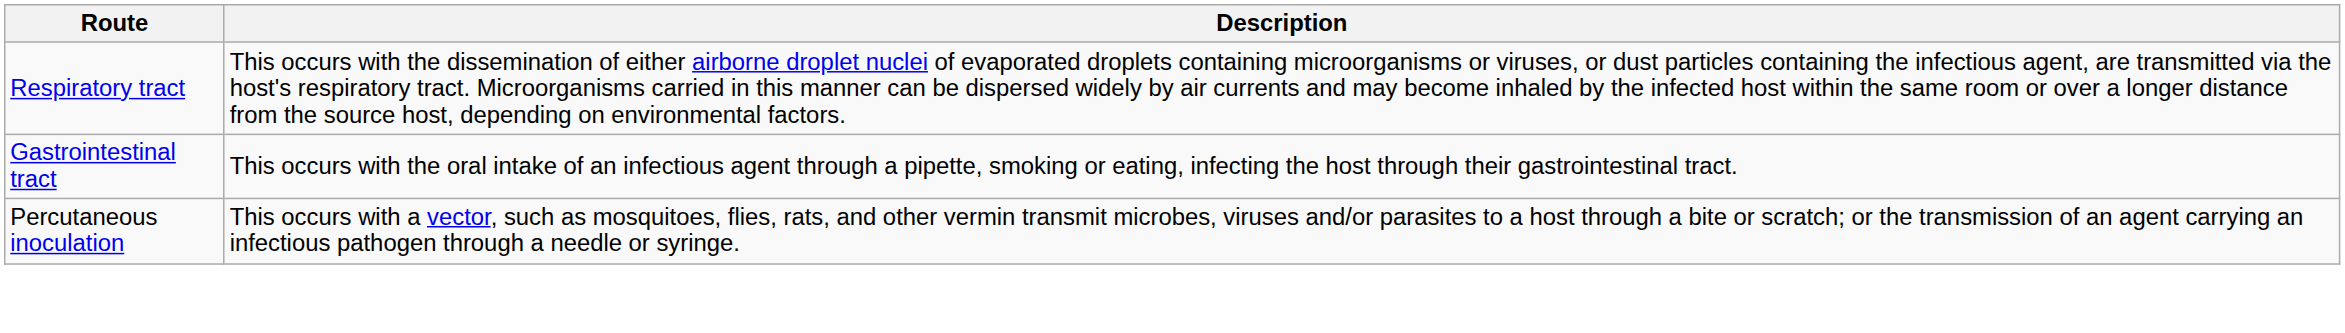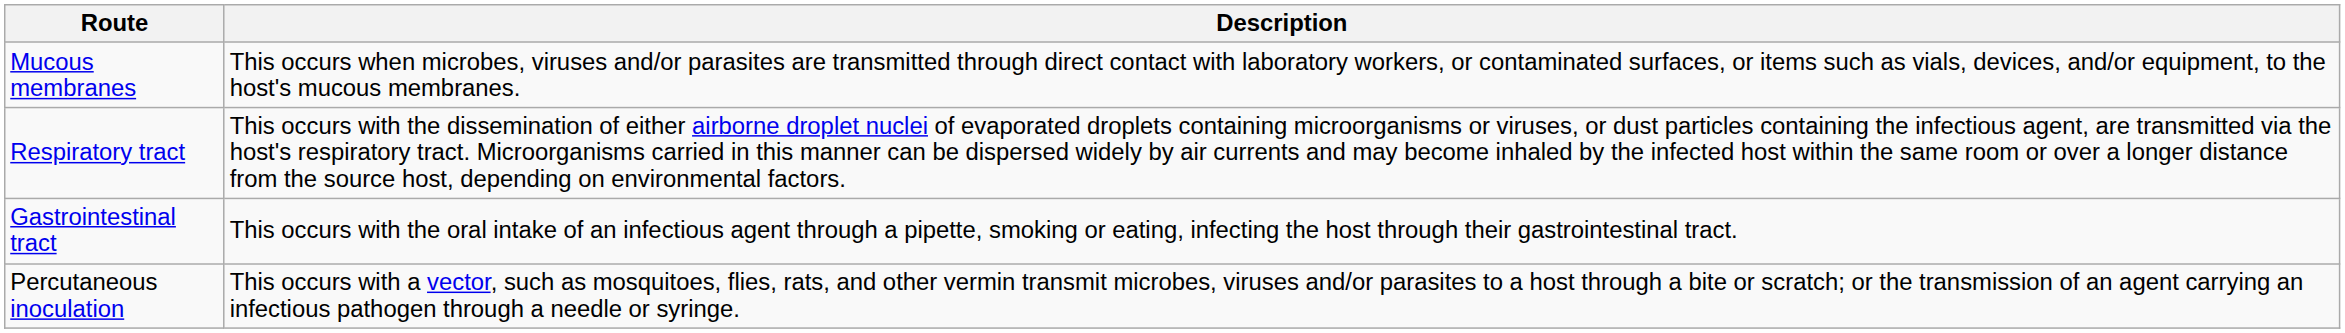+ row: (73, 74)
